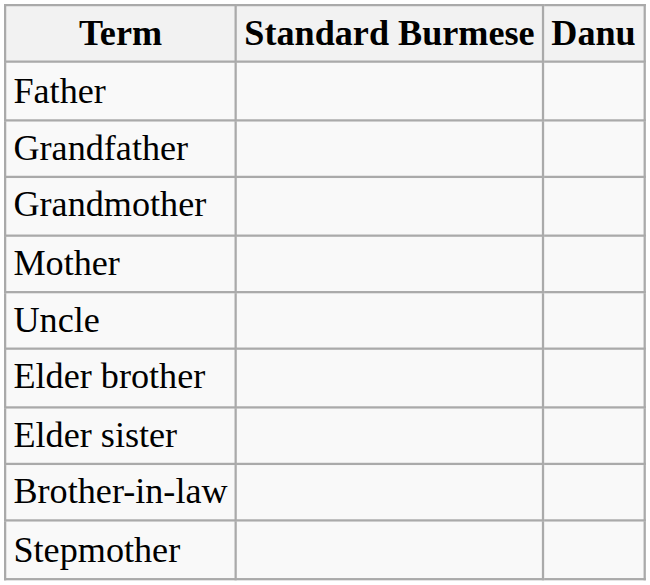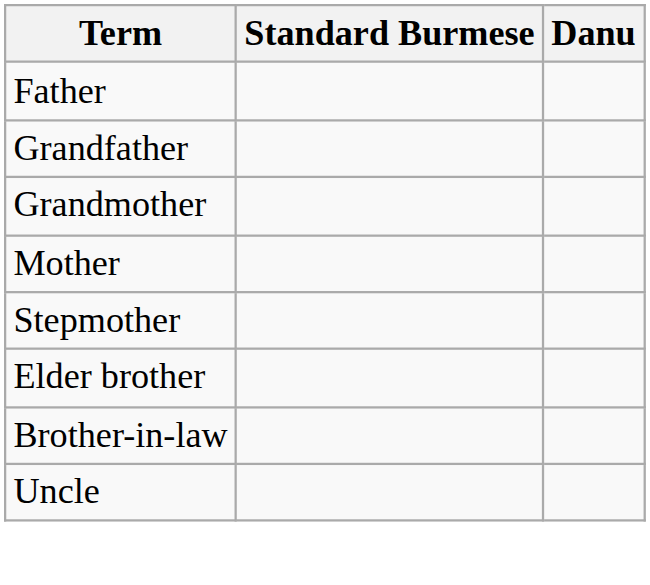rows swapped: (97, 549) <-> (57, 319)
- row: (95, 434)
